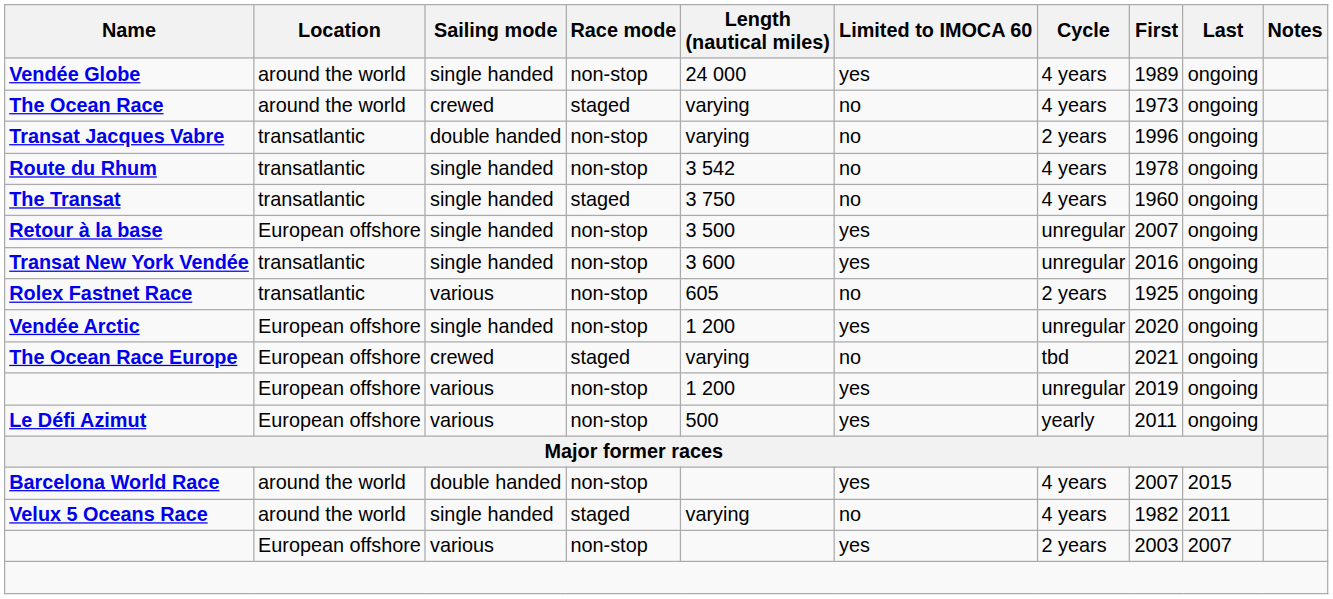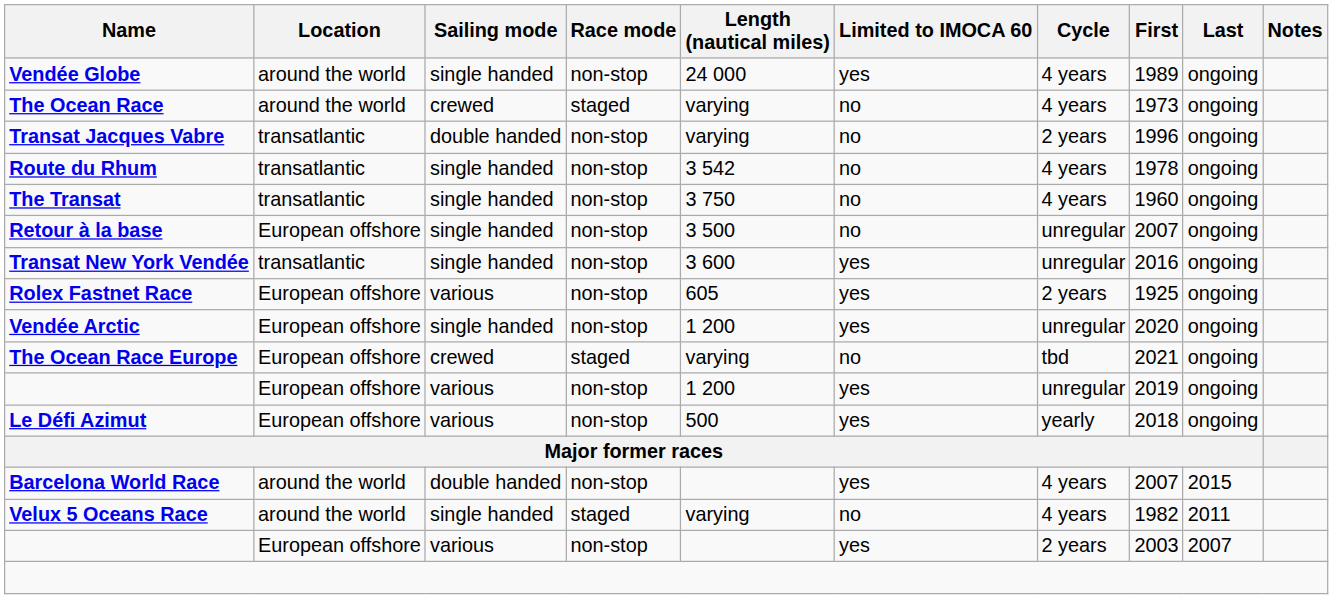(600, 199) staged -> (609, 199) non-stop
(855, 231) yes -> (850, 231) no
(311, 294) transatlantic -> (339, 294) European offshore
(850, 294) no -> (855, 294) yes
(1156, 420) 2011 -> (1157, 420) 2018
